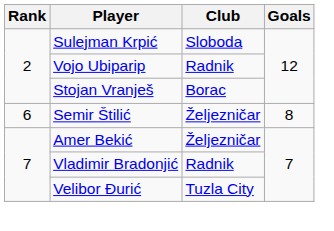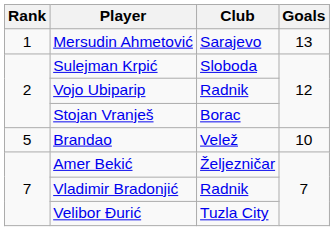+ row: (123, 41)
+ row: (83, 139)
- row: (92, 115)
